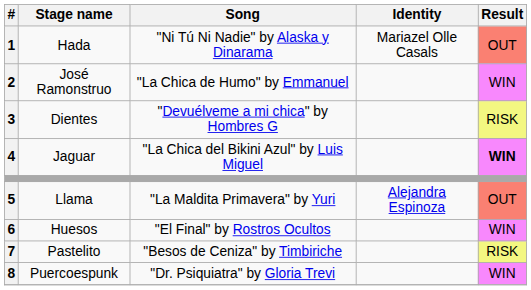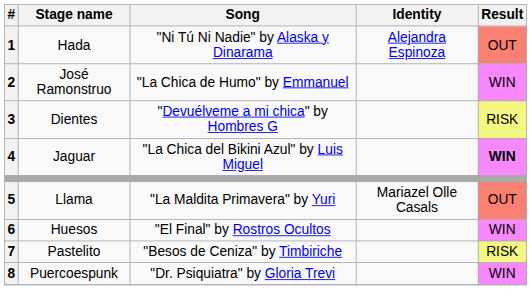(417, 44) Mariazel Olle Casals -> (417, 44) Alejandra Espinoza
(417, 200) Alejandra Espinoza -> (417, 200) Mariazel Olle Casals
